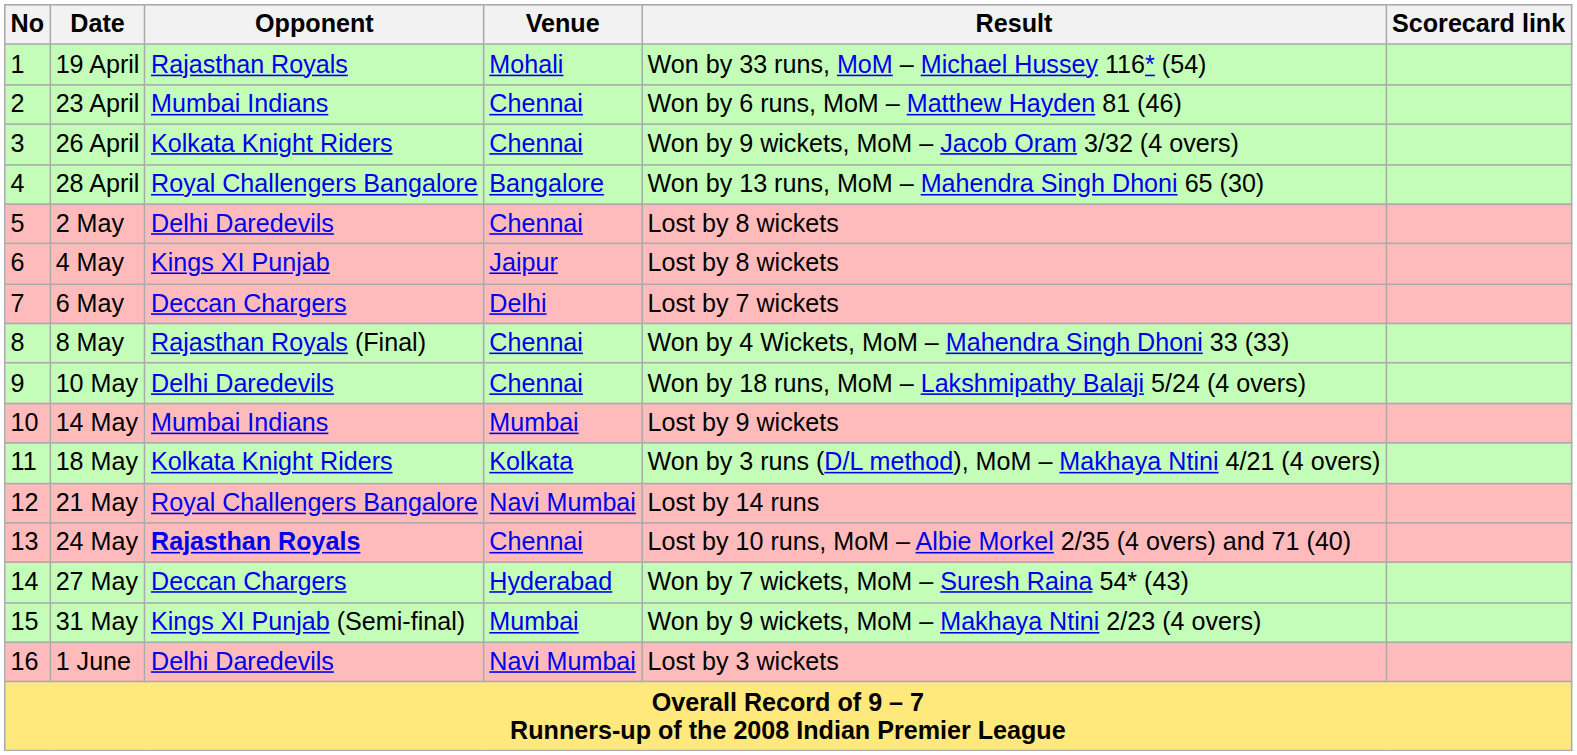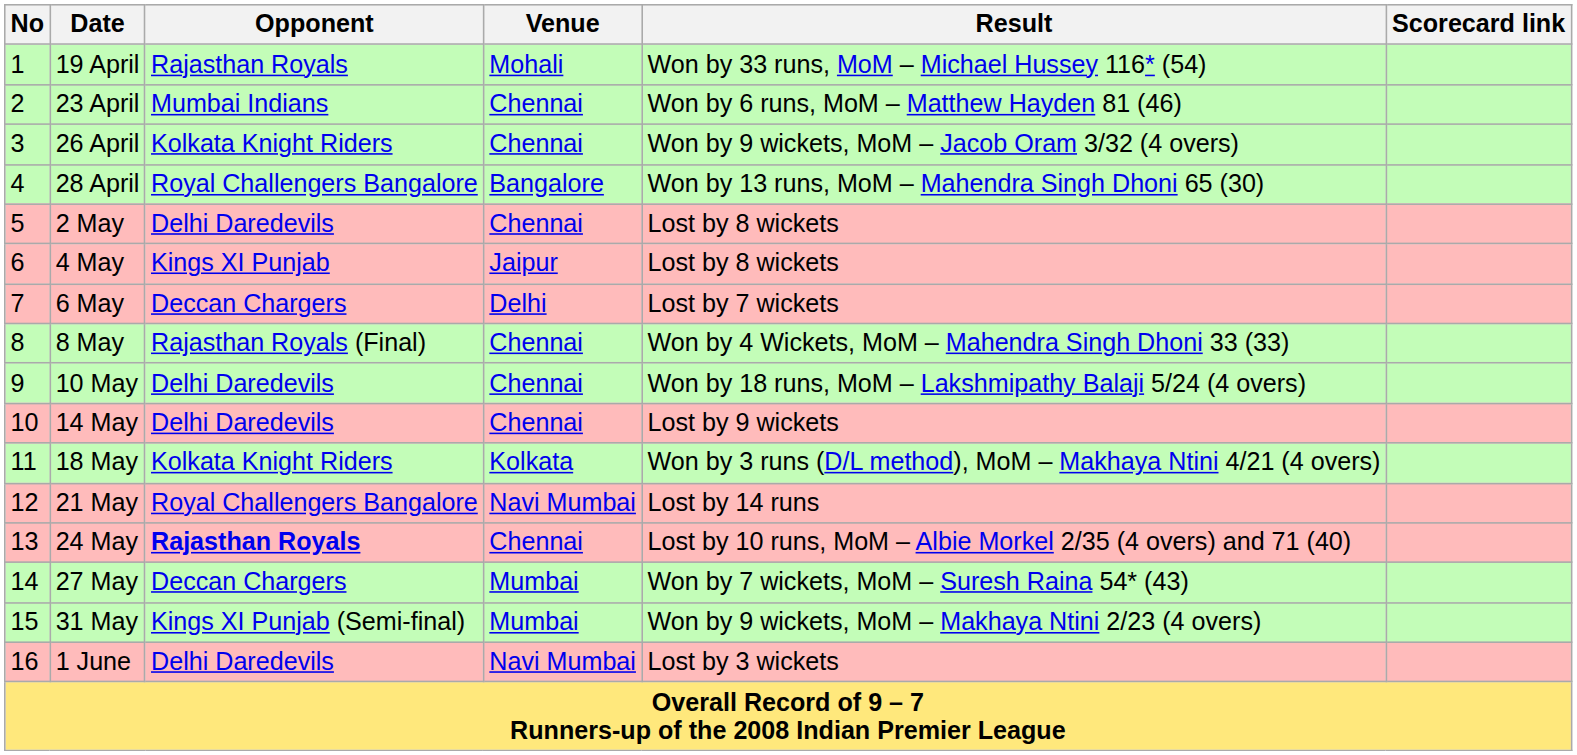(240, 422) Mumbai Indians -> (242, 422) Delhi Daredevils
(534, 422) Mumbai -> (536, 422) Chennai
(551, 582) Hyderabad -> (534, 582) Mumbai
